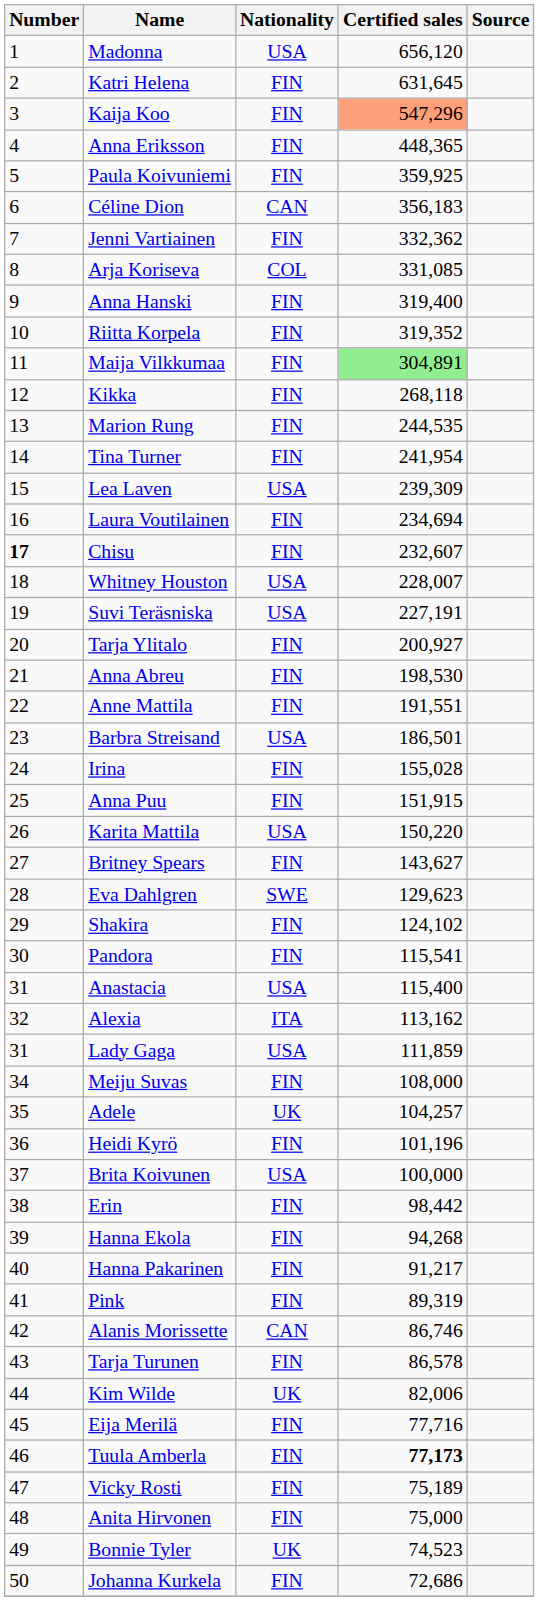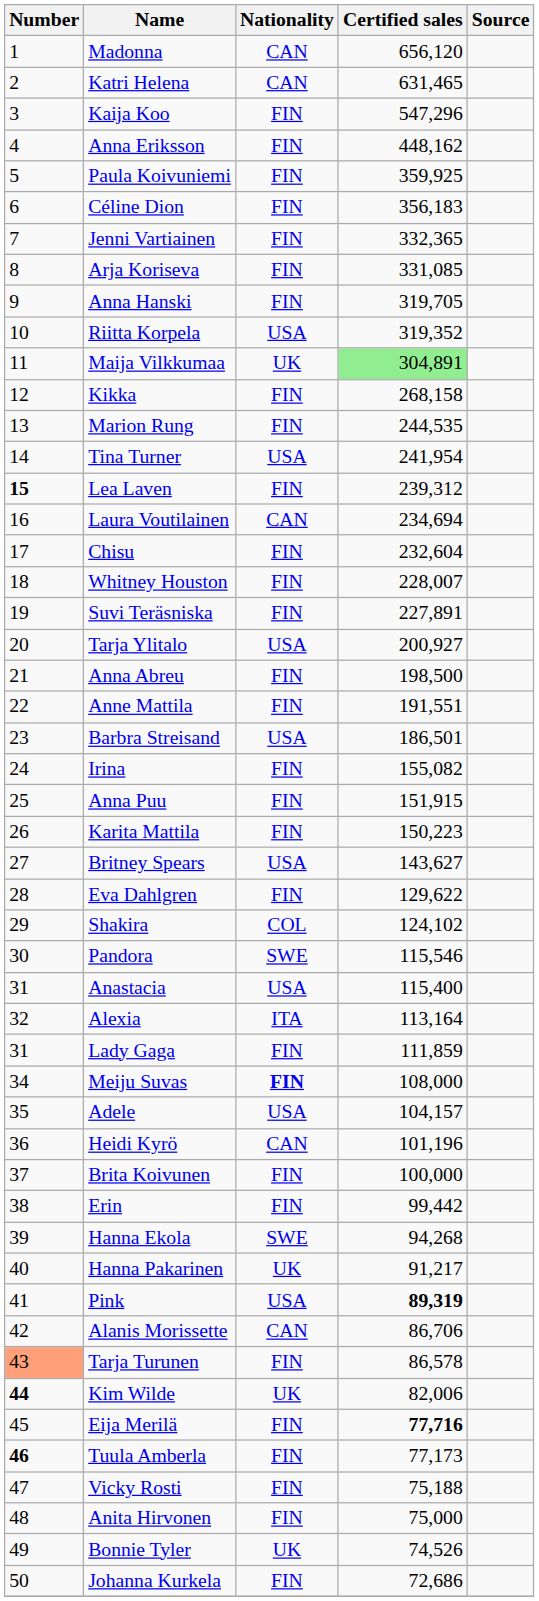(287, 51) USA -> (287, 51) CAN
(287, 82) FIN -> (287, 82) CAN
(431, 82) 631,645 -> (431, 82) 631,465
(431, 113) lightsalmon background -> (431, 113) no background
(431, 144) 448,365 -> (431, 144) 448,162
(287, 207) CAN -> (287, 207) FIN
(431, 238) 332,362 -> (431, 238) 332,365
(287, 269) COL -> (287, 269) FIN
(431, 301) 319,400 -> (431, 301) 319,705
(287, 332) FIN -> (287, 332) USA
(287, 363) FIN -> (287, 363) UK
(431, 394) 268,118 -> (431, 394) 268,158
(287, 457) FIN -> (287, 457) USA
(19, 488) normal -> (19, 488) bold
(287, 488) USA -> (287, 488) FIN
(431, 488) 239,309 -> (431, 488) 239,312
(287, 519) FIN -> (287, 519) CAN
(19, 550) bold -> (19, 550) normal
(431, 550) 232,607 -> (431, 550) 232,604
(287, 581) USA -> (287, 581) FIN
(287, 613) USA -> (287, 613) FIN
(431, 613) 227,191 -> (431, 613) 227,891
(287, 644) FIN -> (287, 644) USA
(431, 675) 198,530 -> (431, 675) 198,500
(431, 769) 155,028 -> (431, 769) 155,082
(287, 831) USA -> (287, 831) FIN
(431, 831) 150,220 -> (431, 831) 150,223
(287, 862) FIN -> (287, 862) USA
(287, 894) SWE -> (287, 894) FIN
(431, 894) 129,623 -> (431, 894) 129,622
(287, 925) FIN -> (287, 925) COL
(287, 956) FIN -> (287, 956) SWE
(431, 956) 115,541 -> (431, 956) 115,546
(431, 1018) 113,162 -> (431, 1018) 113,164
(287, 1050) USA -> (287, 1050) FIN
(287, 1081) normal -> (287, 1081) bold
(287, 1112) UK -> (287, 1112) USA
(431, 1112) 104,257 -> (431, 1112) 104,157
(287, 1143) FIN -> (287, 1143) CAN
(287, 1174) USA -> (287, 1174) FIN
(436, 1206) 98,442 -> (436, 1206) 99,442
(287, 1237) FIN -> (287, 1237) SWE
(287, 1268) FIN -> (287, 1268) UK
(287, 1299) FIN -> (287, 1299) USA
(436, 1299) normal -> (436, 1299) bold
(436, 1330) 86,746 -> (436, 1330) 86,706
(19, 1362) no background -> (19, 1362) lightsalmon background
(19, 1393) normal -> (19, 1393) bold
(436, 1424) normal -> (436, 1424) bold
(19, 1455) normal -> (19, 1455) bold
(436, 1455) bold -> (436, 1455) normal
(436, 1487) 75,189 -> (436, 1487) 75,188
(436, 1549) 74,523 -> (436, 1549) 74,526
